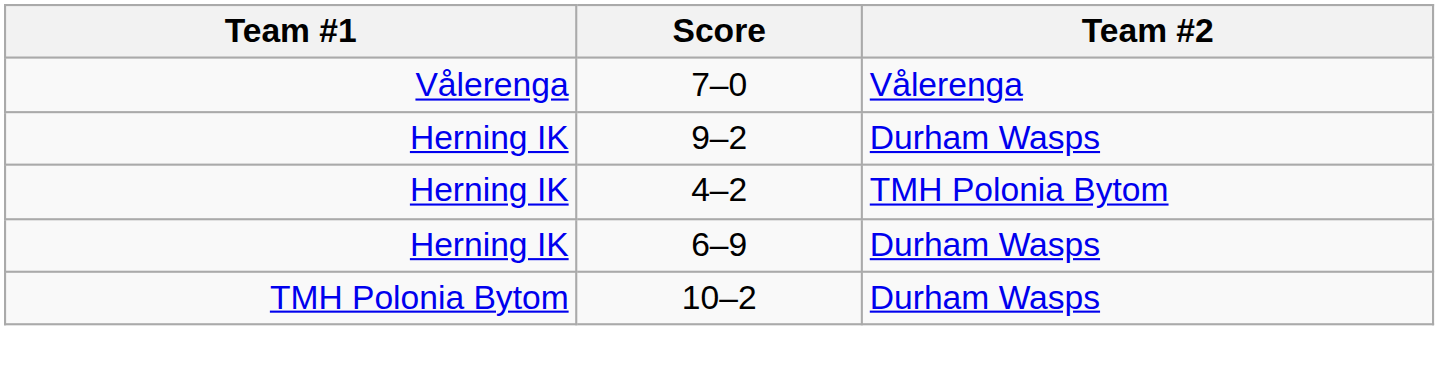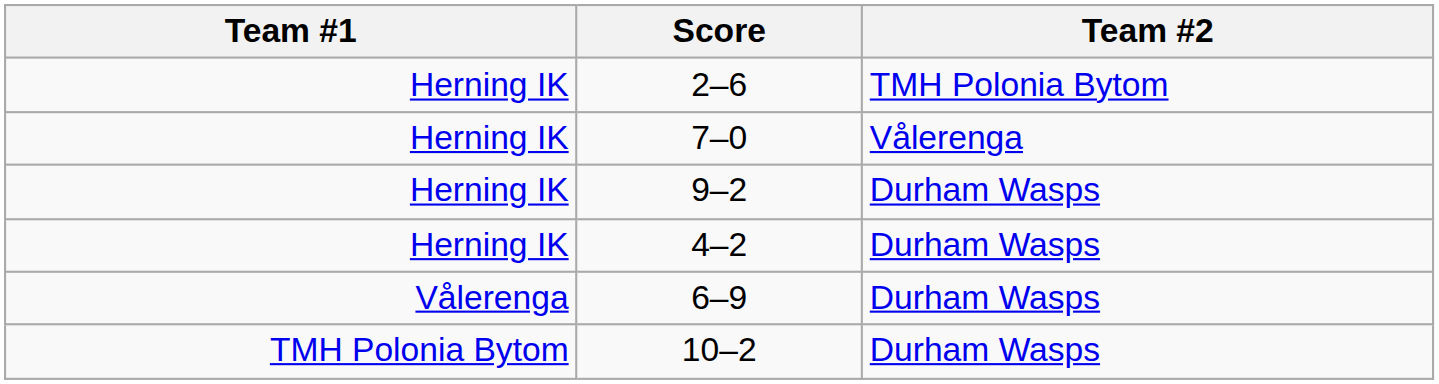+ row: (719, 84)
(492, 84) Vålerenga -> (489, 137) Herning IK
(1019, 191) TMH Polonia Bytom -> (985, 244) Durham Wasps
(489, 244) Herning IK -> (492, 297) Vålerenga
